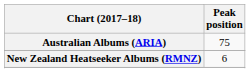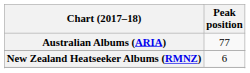(224, 42) 75 -> (224, 42) 77
